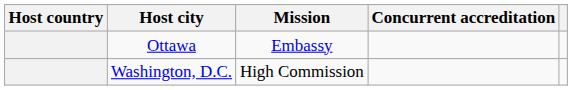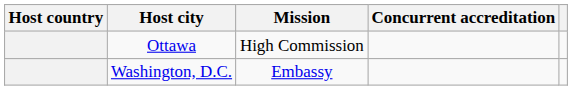(302, 44) Embassy -> (302, 44) High Commission
(302, 71) High Commission -> (302, 71) Embassy
